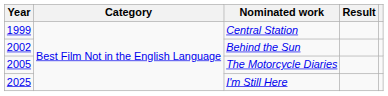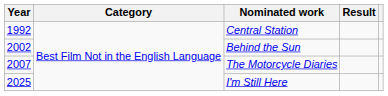(19, 30) 1999 -> (19, 30) 1992
(19, 64) 2005 -> (19, 64) 2007
